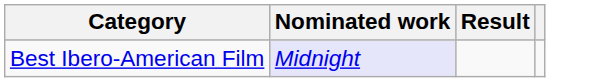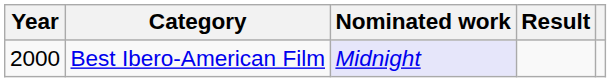+ column: (35, 22)
